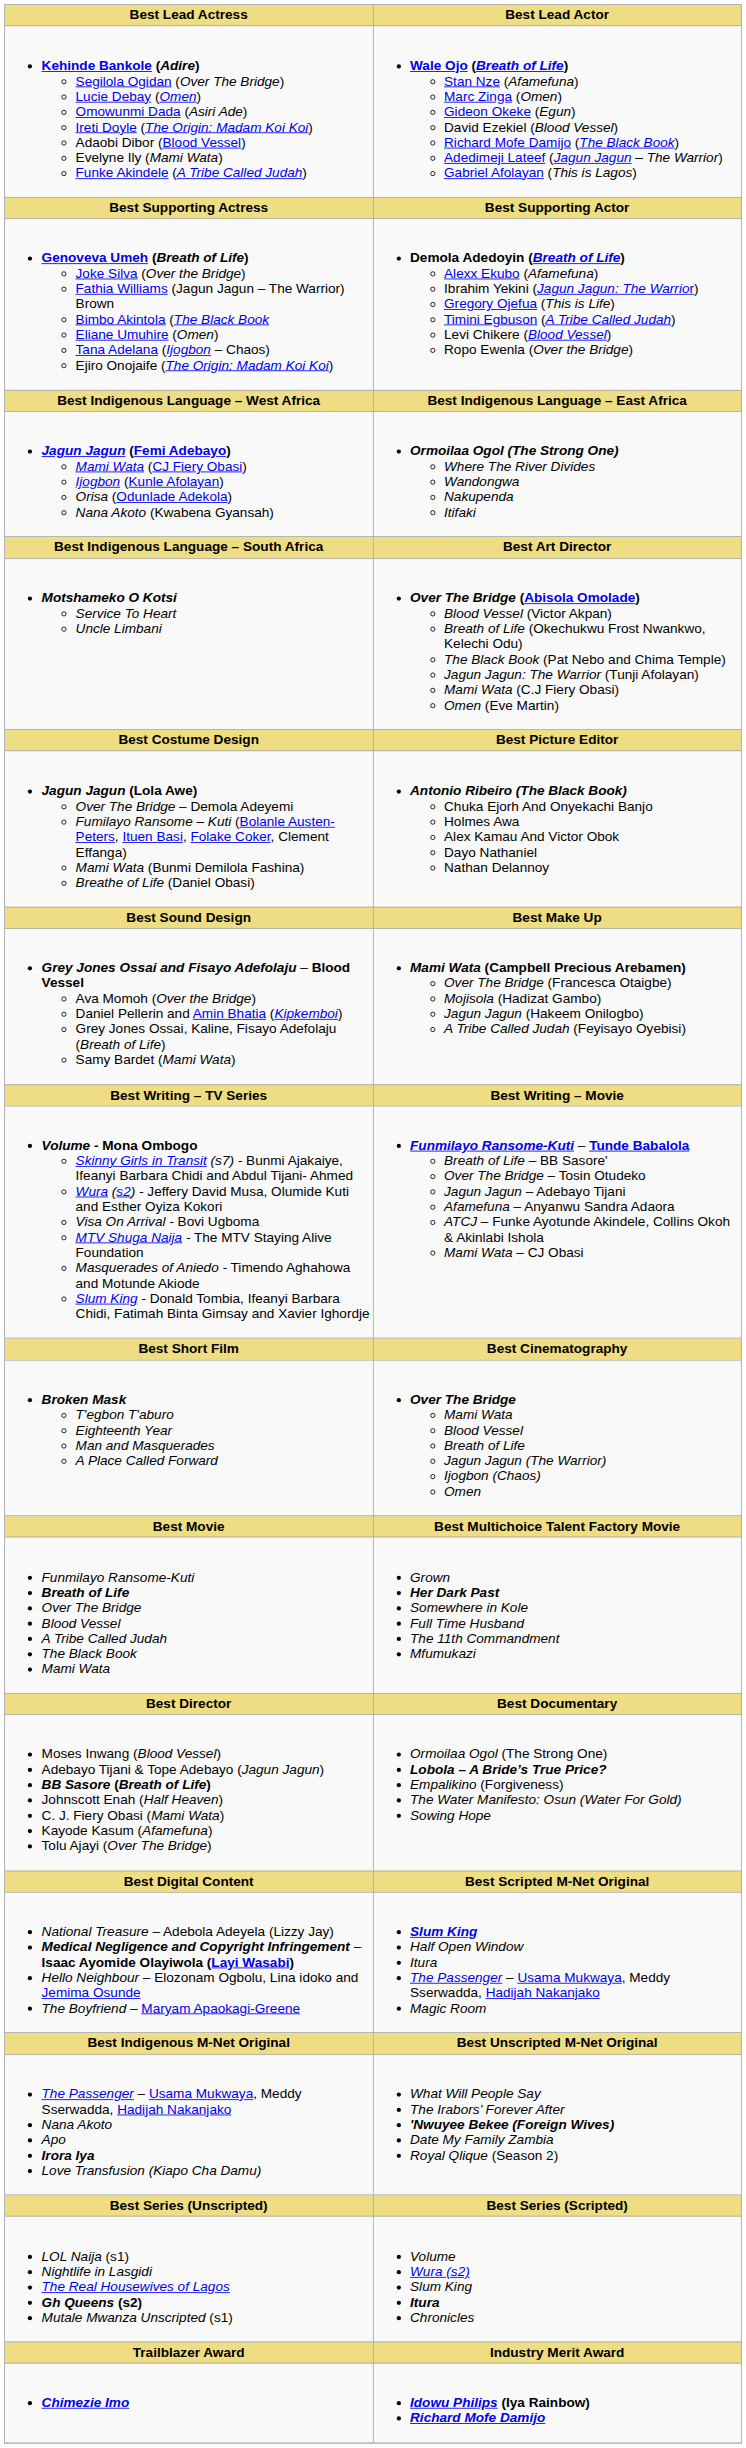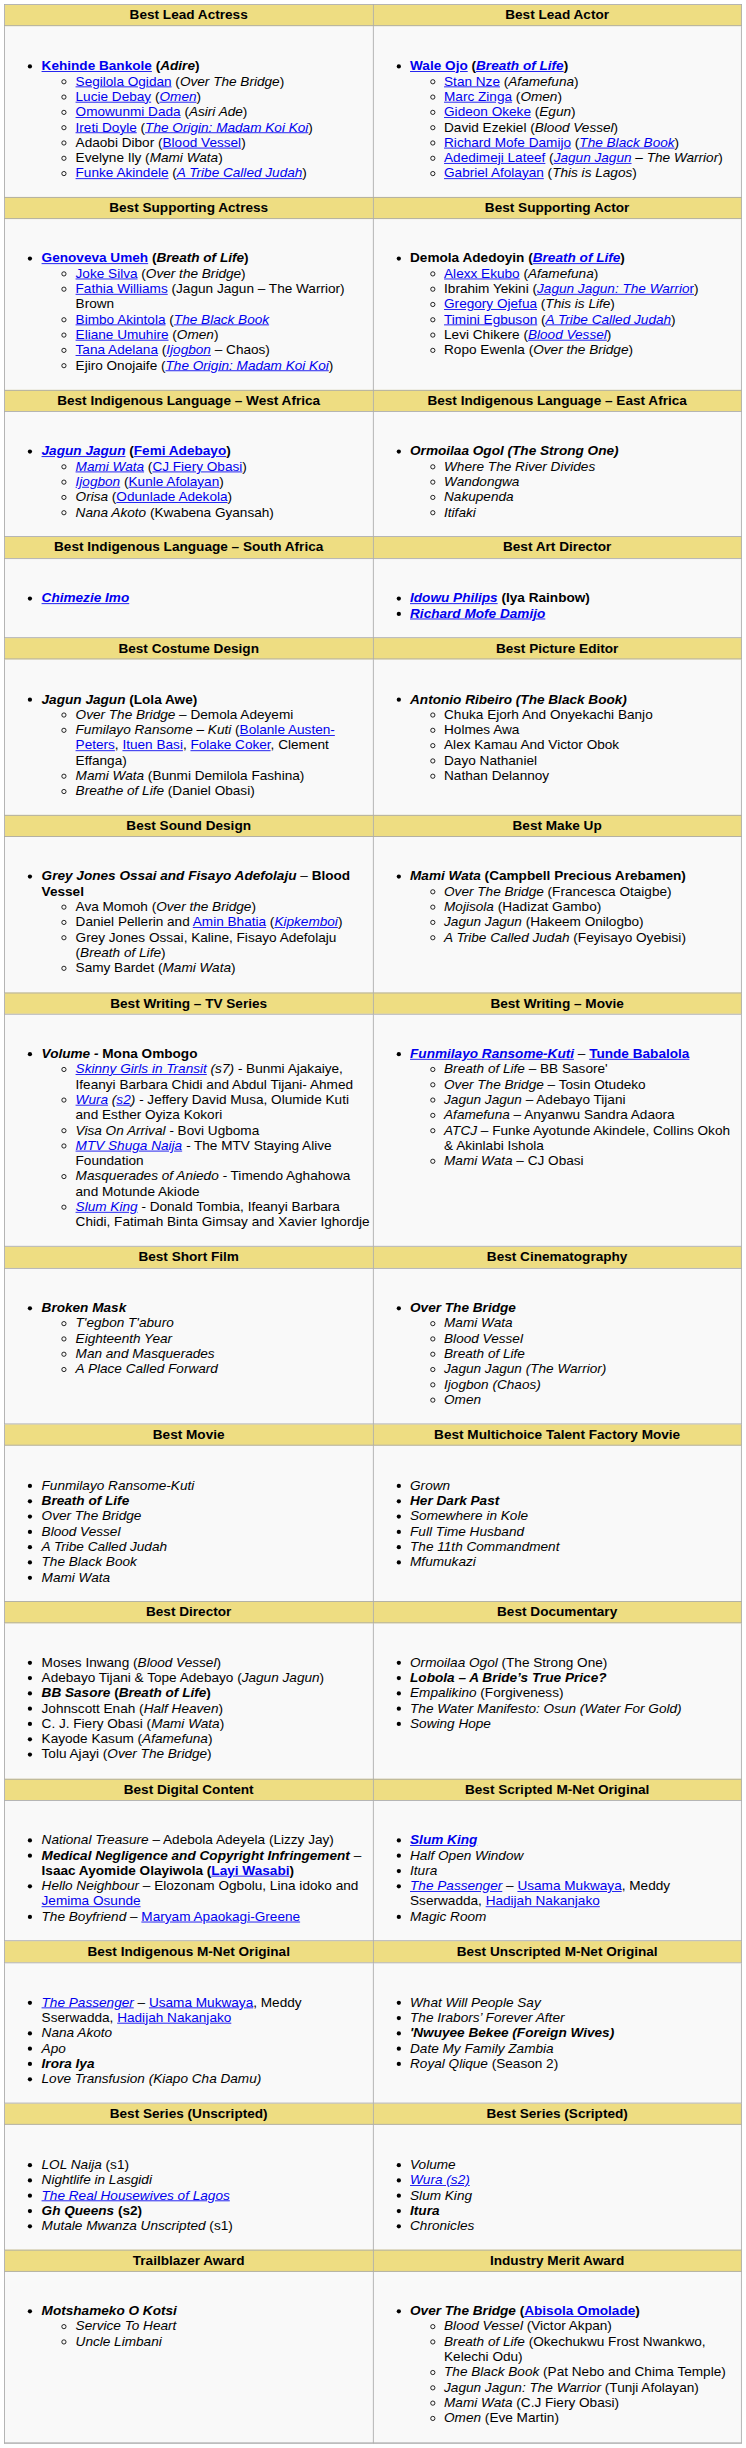rows swapped: (189, 613) <-> (189, 2403)
